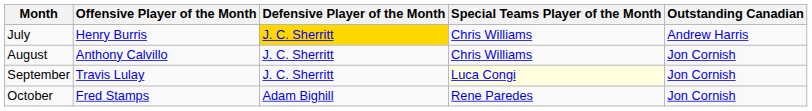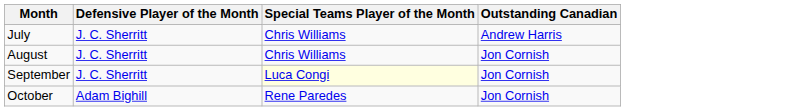- column: (166, 14)
(298, 34) gold background -> (111, 34) no background
